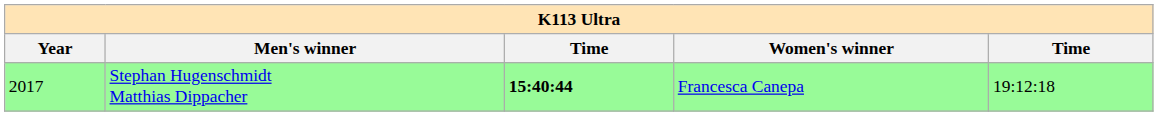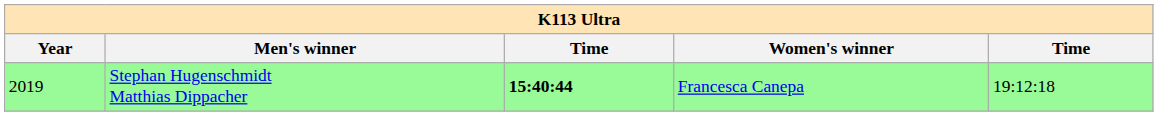(26, 87) 2017 -> (26, 87) 2019
